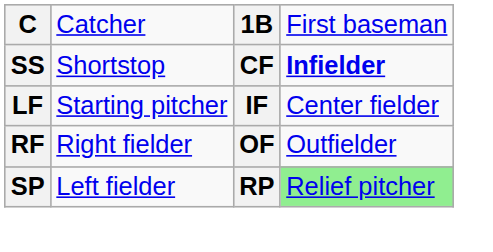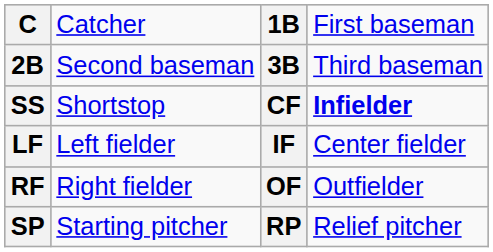+ row: (28, 65)
(142, 105) Starting pitcher -> (116, 145) Left fielder
(116, 186) Left fielder -> (142, 226) Starting pitcher
(360, 186) lightgreen background -> (387, 226) no background
